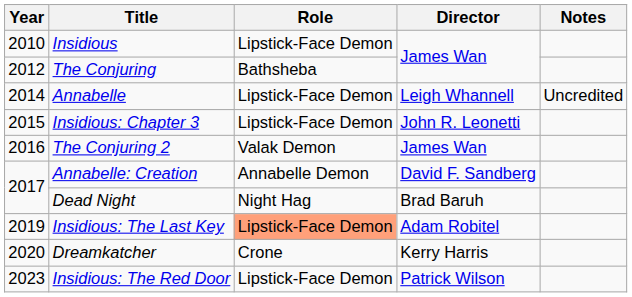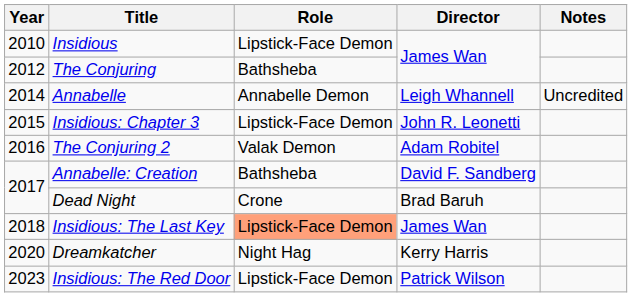(315, 95) Lipstick-Face Demon -> (303, 95) Annabelle Demon
(443, 148) James Wan -> (450, 148) Adam Robitel
(303, 174) Annabelle Demon -> (277, 174) Bathsheba
(275, 200) Night Hag -> (260, 200) Crone
(27, 226) 2019 -> (27, 226) 2018
(450, 226) Adam Robitel -> (443, 226) James Wan
(260, 252) Crone -> (275, 252) Night Hag
